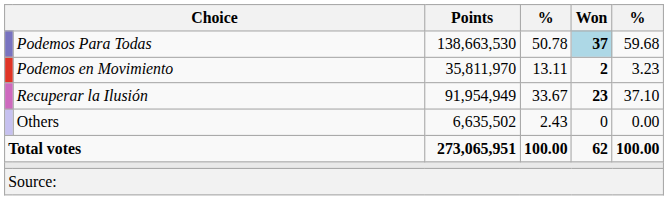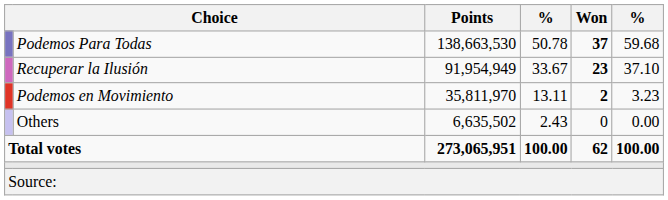(600, 44) lightblue background -> (600, 44) no background
rows swapped: (82, 96) <-> (95, 70)
